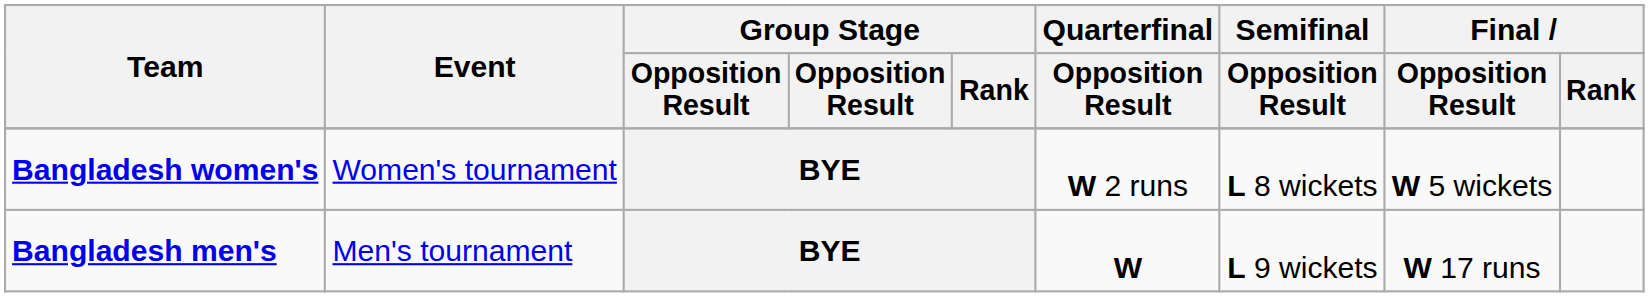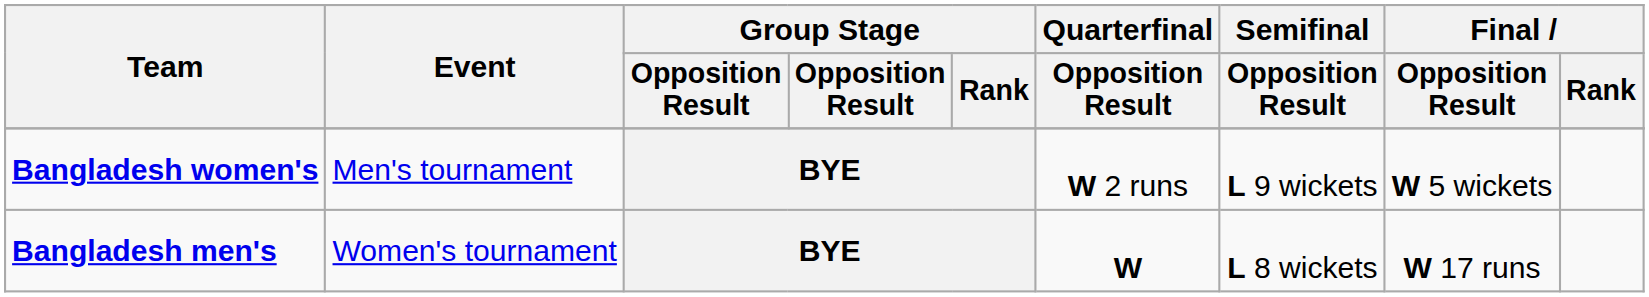(475, 170) Women's tournament -> (452, 170) Men's tournament
(1302, 186) L 8 wickets -> (1302, 186) L 9 wickets
(452, 251) Men's tournament -> (475, 251) Women's tournament
(1302, 267) L 9 wickets -> (1302, 267) L 8 wickets
